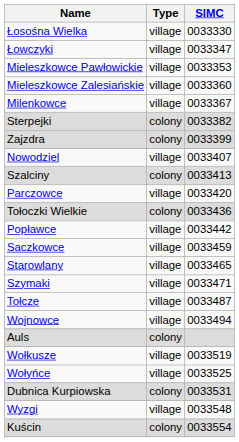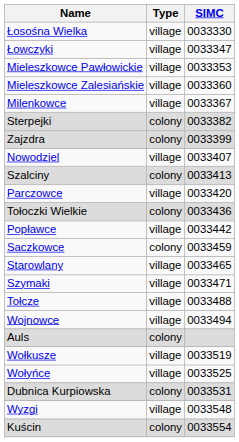(165, 247) village -> (166, 247) colony
(209, 301) 0033487 -> (209, 301) 0033488
